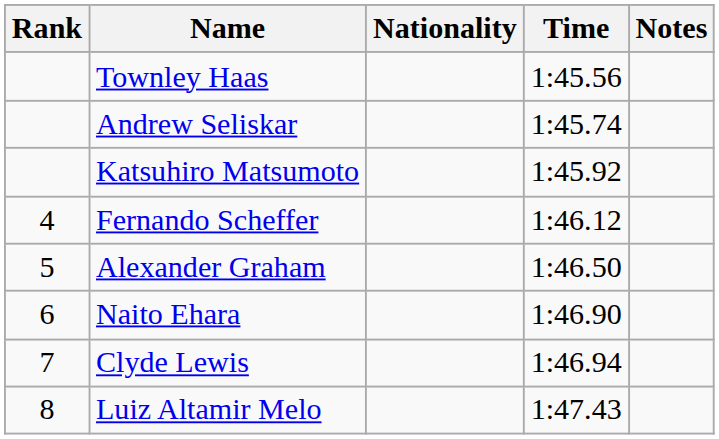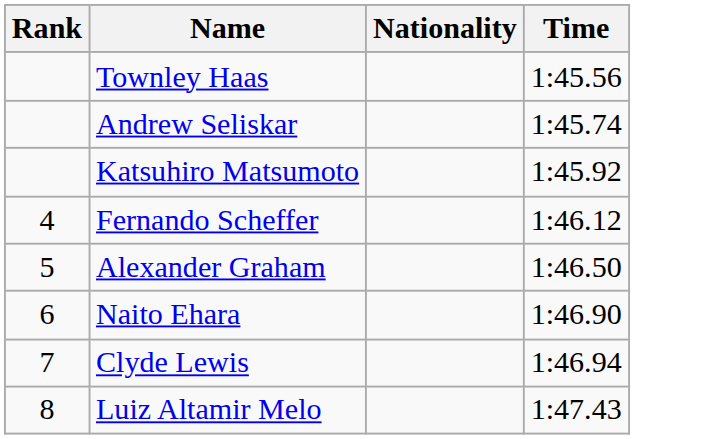- column: (672, 28)
